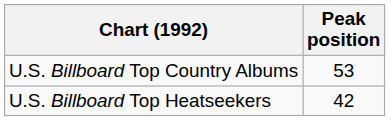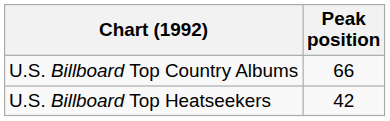(344, 70) 53 -> (344, 70) 66
